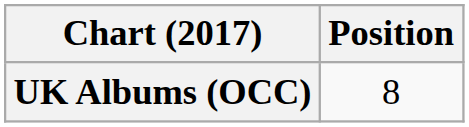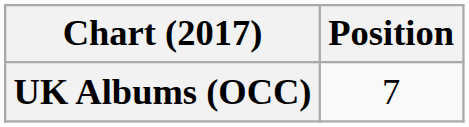(391, 91) 8 -> (391, 91) 7
